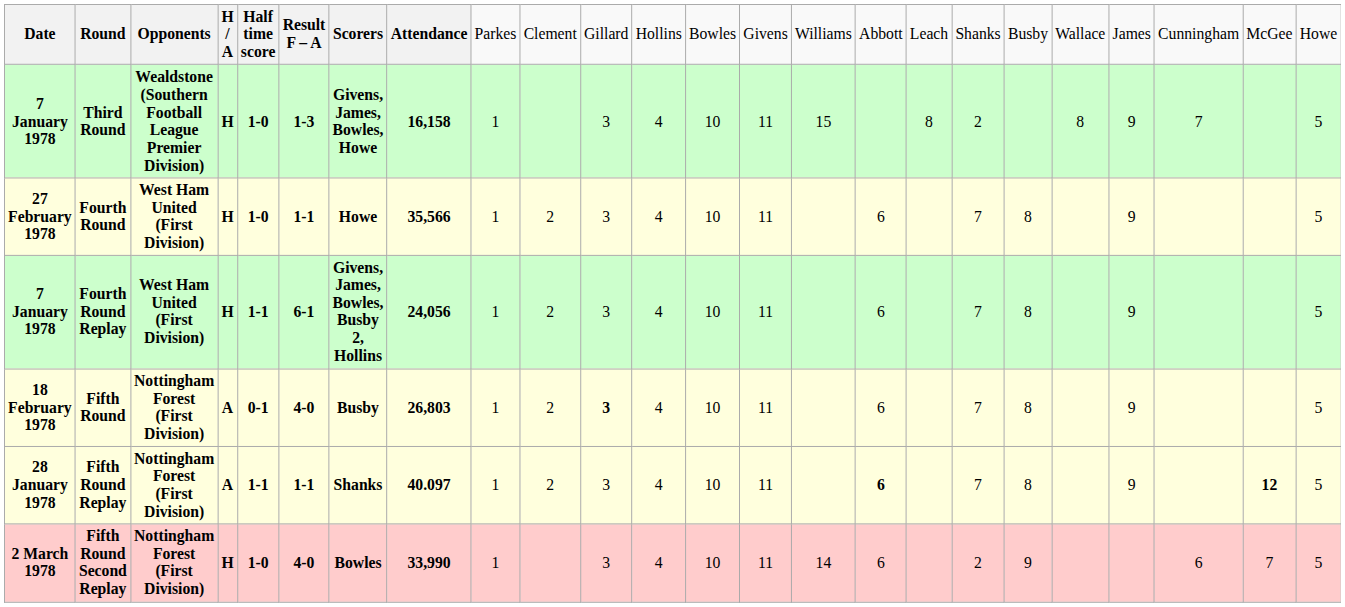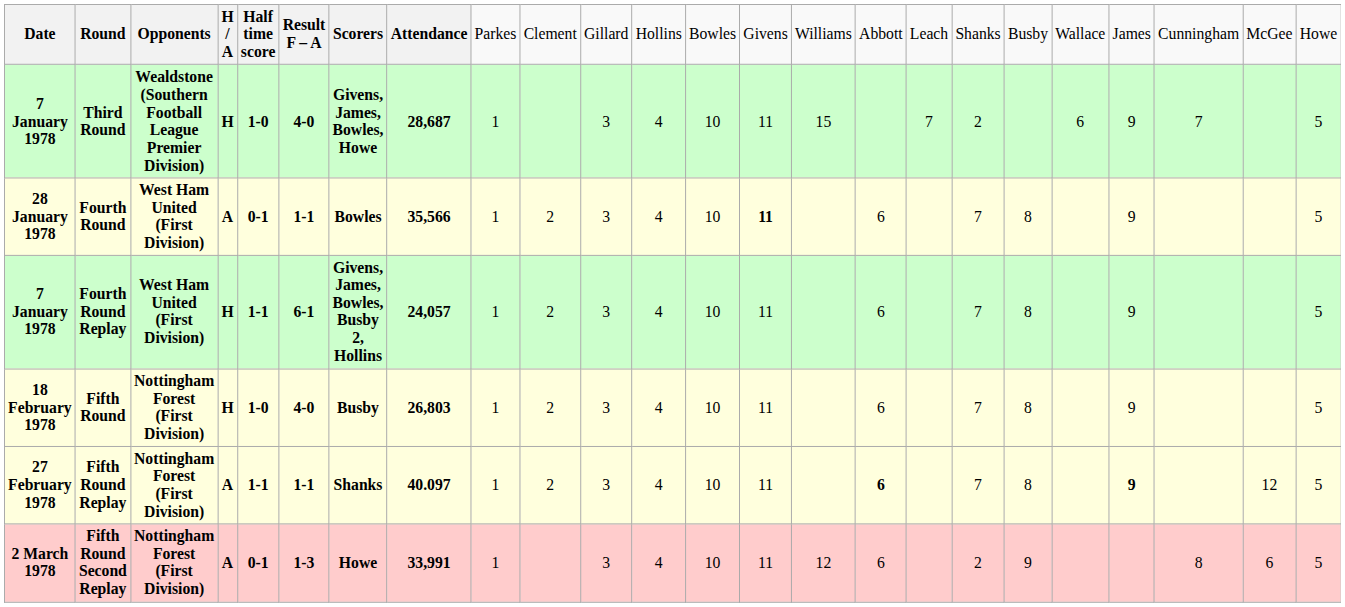(304, 121) 1-3 -> (304, 121) 4-0
(429, 121) 16,158 -> (429, 121) 28,687
(929, 121) 8 -> (929, 121) 7
(1080, 121) 8 -> (1080, 121) 6
(40, 216) 27 February 1978 -> (40, 216) 28 January 1978
(228, 216) H -> (228, 216) A
(258, 216) 1-0 -> (258, 216) 0-1
(358, 216) Howe -> (358, 216) Bowles
(766, 216) normal -> (766, 216) bold
(429, 312) 24,056 -> (429, 312) 24,057
(228, 407) A -> (228, 407) H
(258, 407) 0-1 -> (258, 407) 1-0
(606, 407) bold -> (606, 407) normal
(40, 485) 28 January 1978 -> (40, 485) 27 February 1978
(1132, 485) normal -> (1132, 485) bold
(1269, 485) bold -> (1269, 485) normal
(228, 563) H -> (228, 563) A
(258, 563) 1-0 -> (258, 563) 0-1
(304, 563) 4-0 -> (304, 563) 1-3
(358, 563) Bowles -> (358, 563) Howe
(429, 563) 33,990 -> (429, 563) 33,991
(823, 563) 14 -> (823, 563) 12
(1199, 563) 6 -> (1199, 563) 8
(1269, 563) 7 -> (1269, 563) 6
